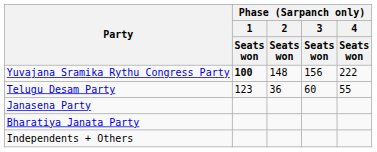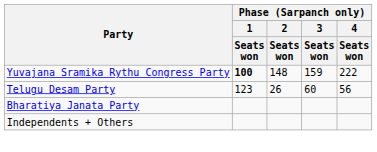(313, 73) 156 -> (313, 73) 159
(275, 89) 36 -> (275, 89) 26
(345, 89) 55 -> (345, 89) 56
- row: (49, 106)
